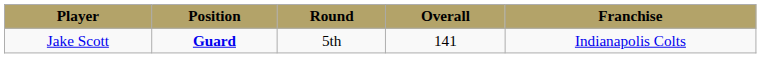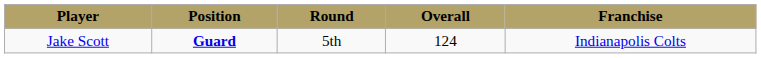(445, 40) 141 -> (445, 40) 124
